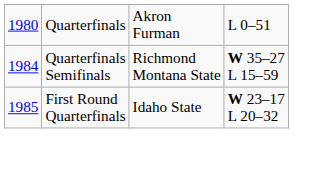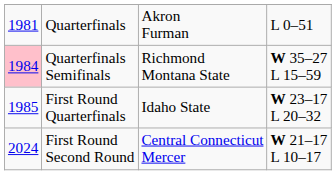(23, 25) 1980 -> (23, 25) 1981
(23, 66) no background -> (23, 66) pink background
+ row: (90, 148)
